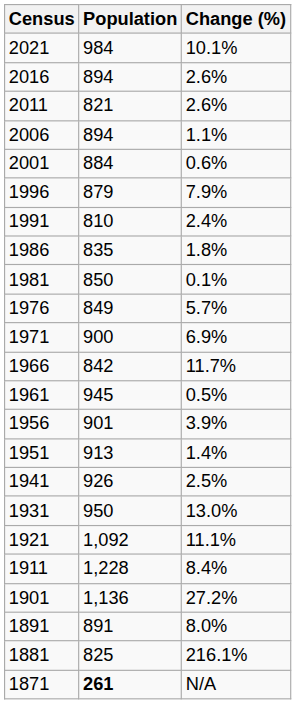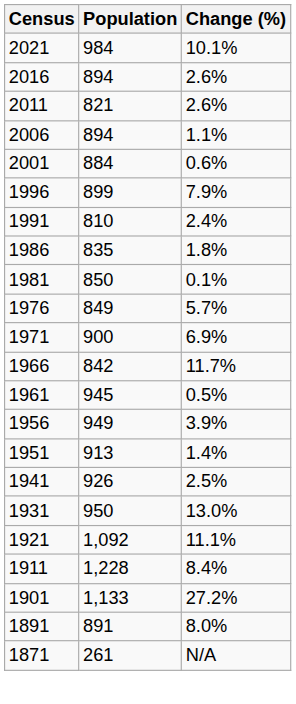(98, 192) 879 -> (98, 192) 899
(98, 423) 901 -> (98, 423) 949
(106, 597) 1,136 -> (106, 597) 1,133
- row: (29, 655)
(98, 684) bold -> (98, 655) normal
